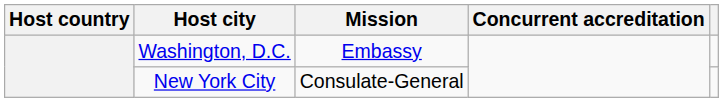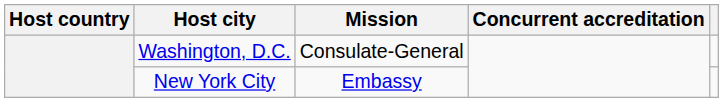(382, 50) Embassy -> (382, 50) Consulate-General
(382, 81) Consulate-General -> (382, 81) Embassy
